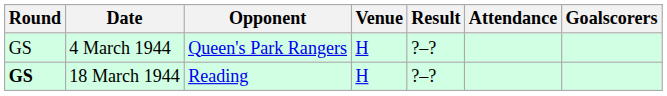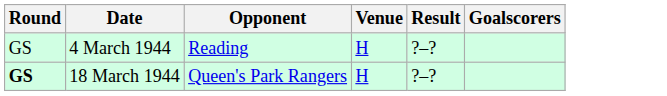- column: (513, 18)
(268, 47) Queen's Park Rangers -> (218, 47) Reading
(218, 76) Reading -> (268, 76) Queen's Park Rangers
